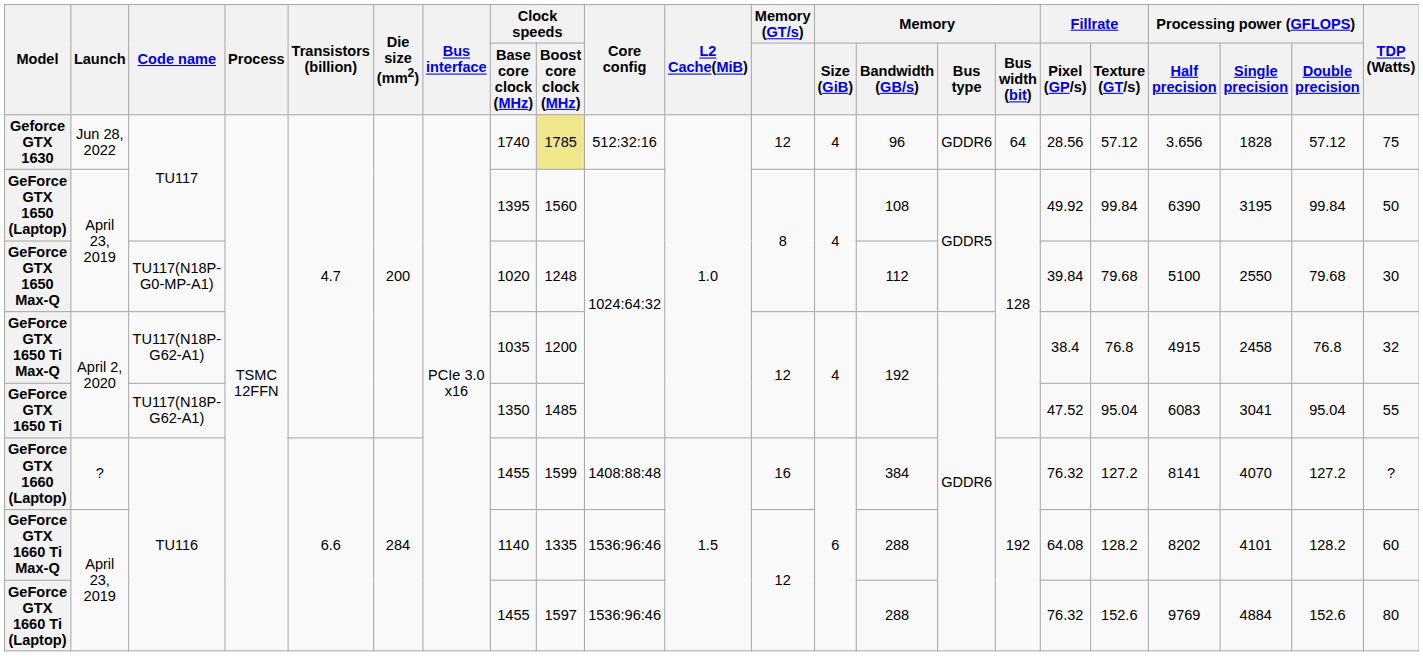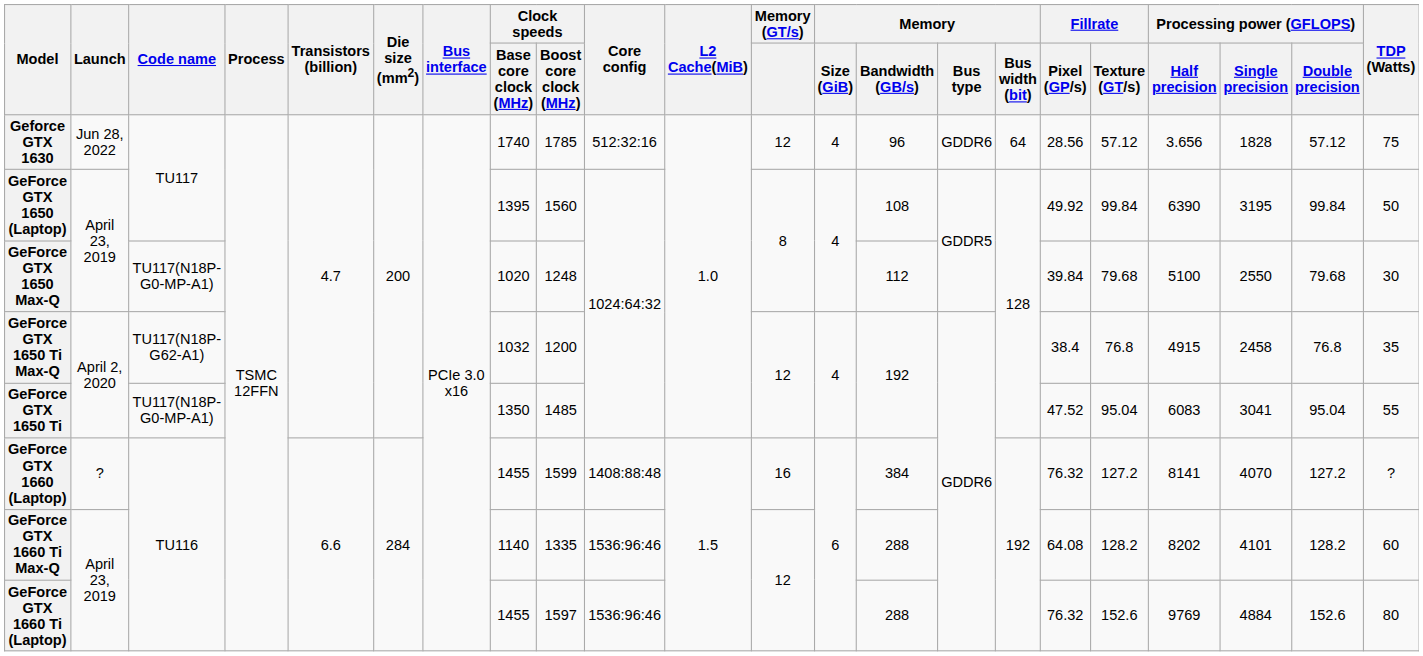(561, 142) khaki background -> (561, 142) no background
(513, 347) 1035 -> (513, 347) 1032
(1391, 347) 32 -> (1391, 347) 35
(177, 410) TU117(N18P-G62-A1) -> (177, 410) TU117(N18P-G0-MP-A1)
